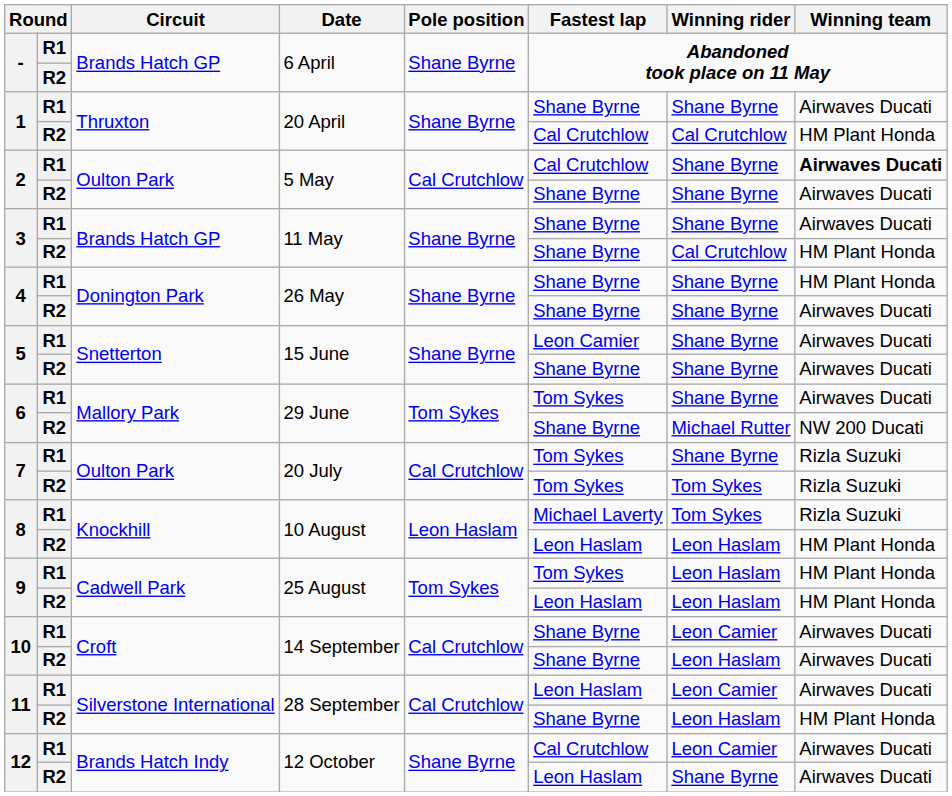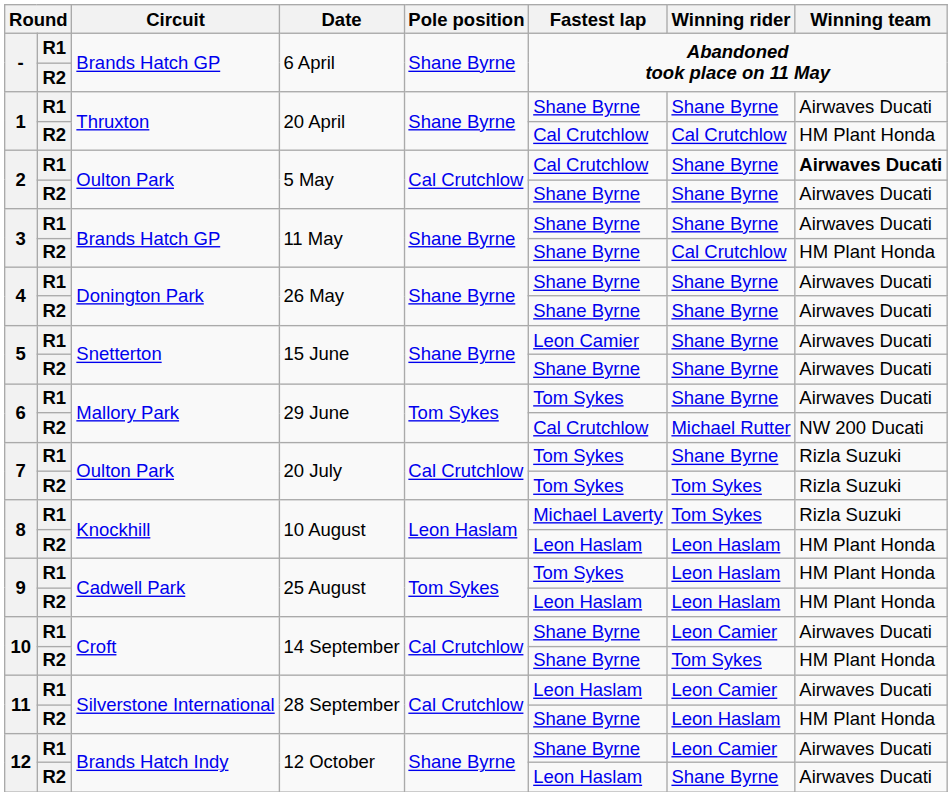(867, 281) HM Plant Honda -> (866, 281) Airwaves Ducati
(587, 427) Shane Byrne -> (591, 427) Cal Crutchlow
(726, 660) Leon Haslam -> (717, 660) Tom Sykes
(866, 660) Airwaves Ducati -> (867, 660) HM Plant Honda
(591, 748) Cal Crutchlow -> (587, 748) Shane Byrne
